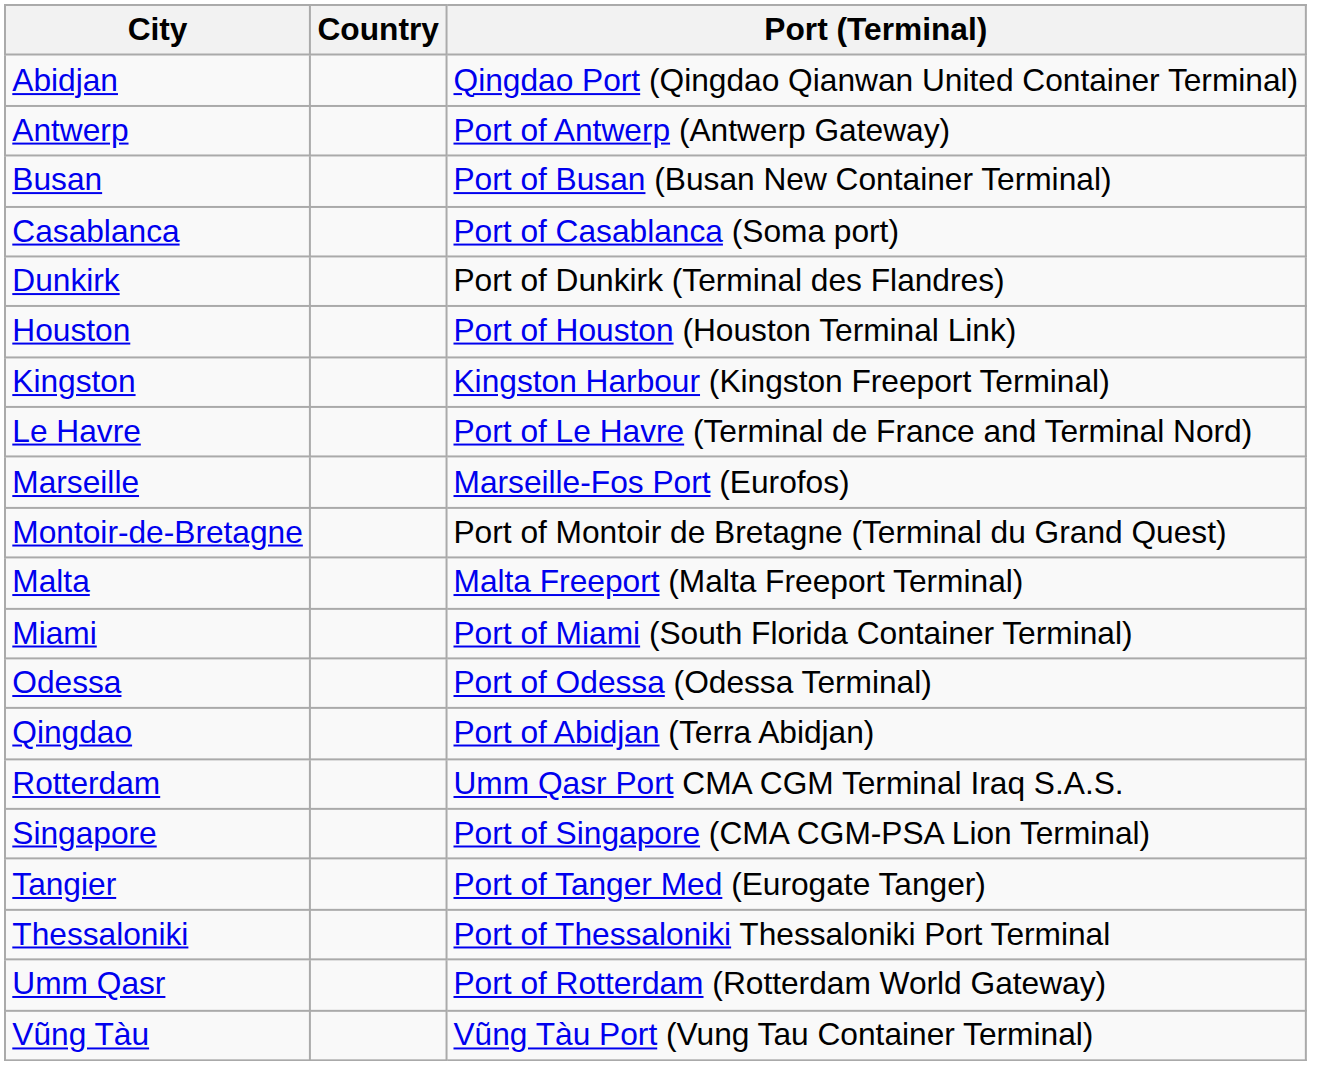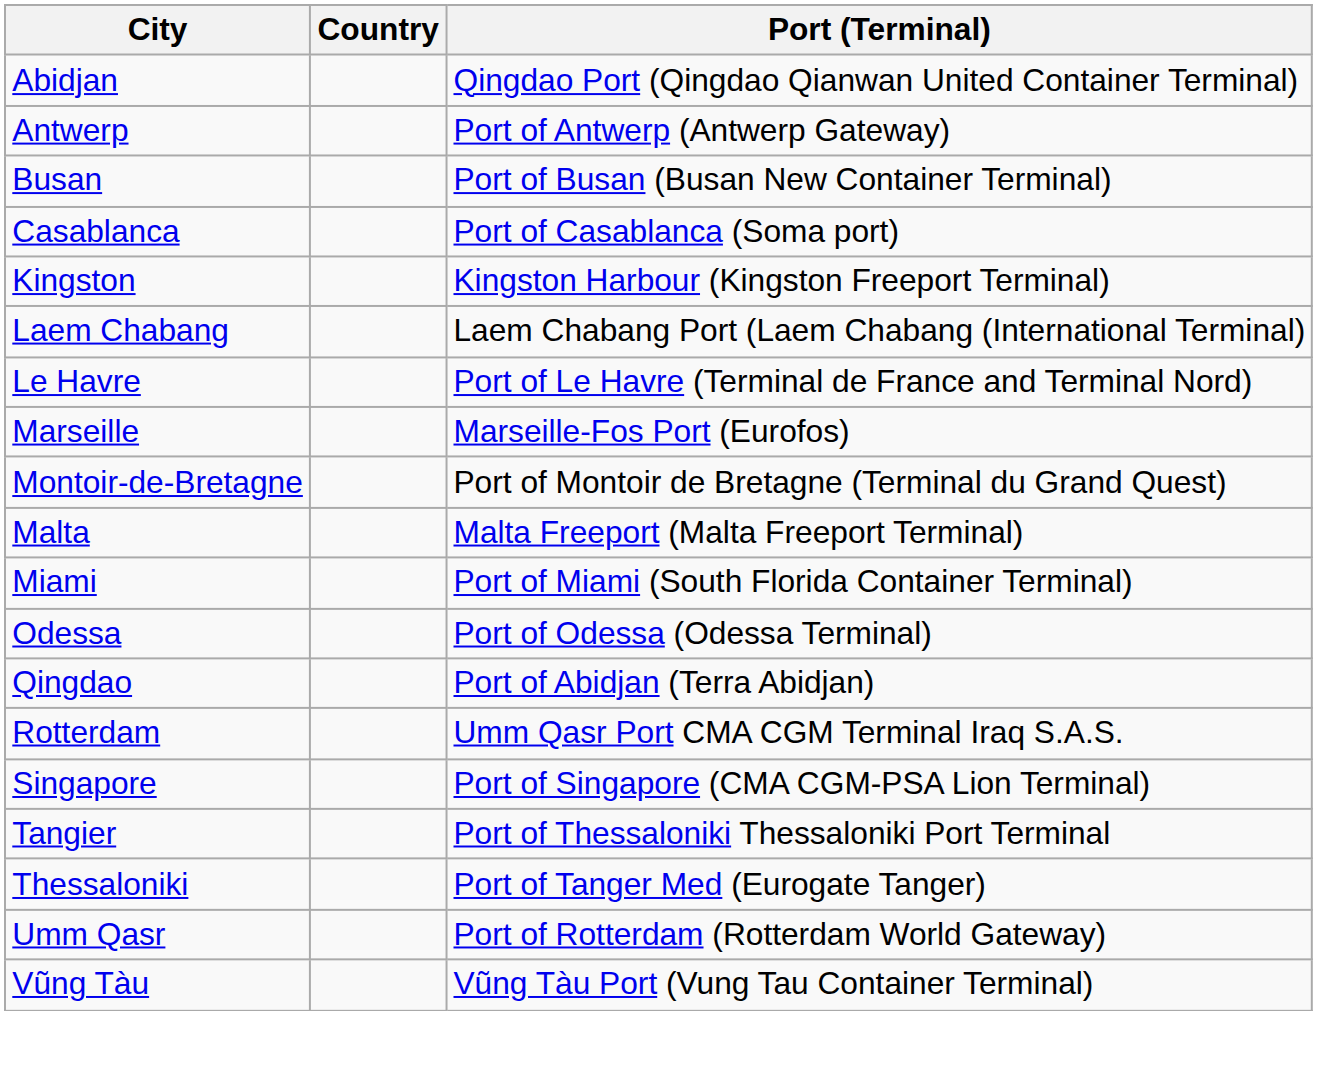- row: (66, 280)
- row: (71, 331)
+ row: (121, 331)
(720, 883) Port of Tanger Med (Eurogate Tanger) -> (782, 833) Port of Thessaloniki Thessaloniki Port Terminal
(782, 933) Port of Thessaloniki Thessaloniki Port Terminal -> (720, 883) Port of Tanger Med (Eurogate Tanger)
